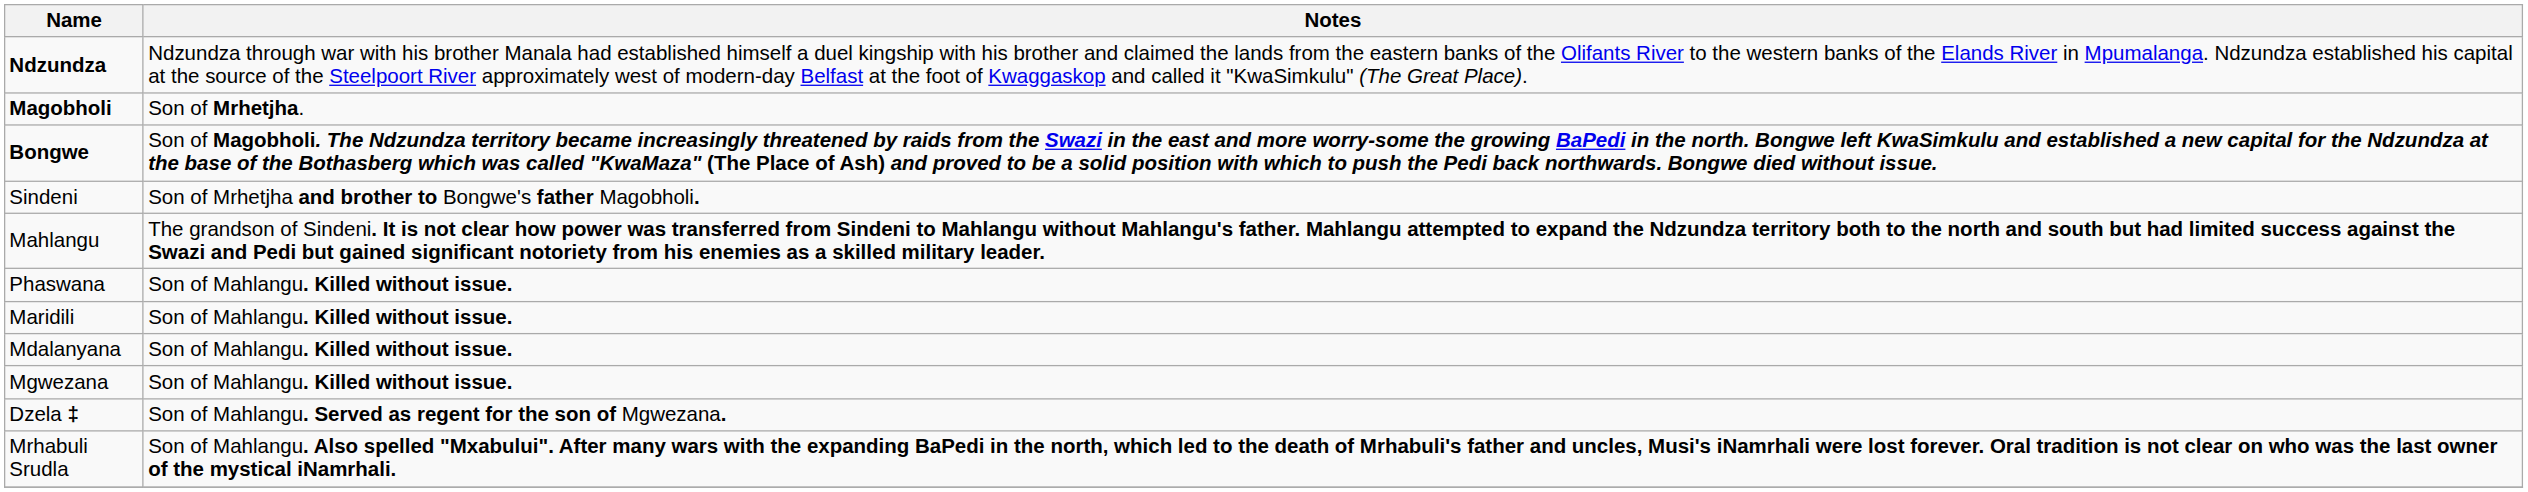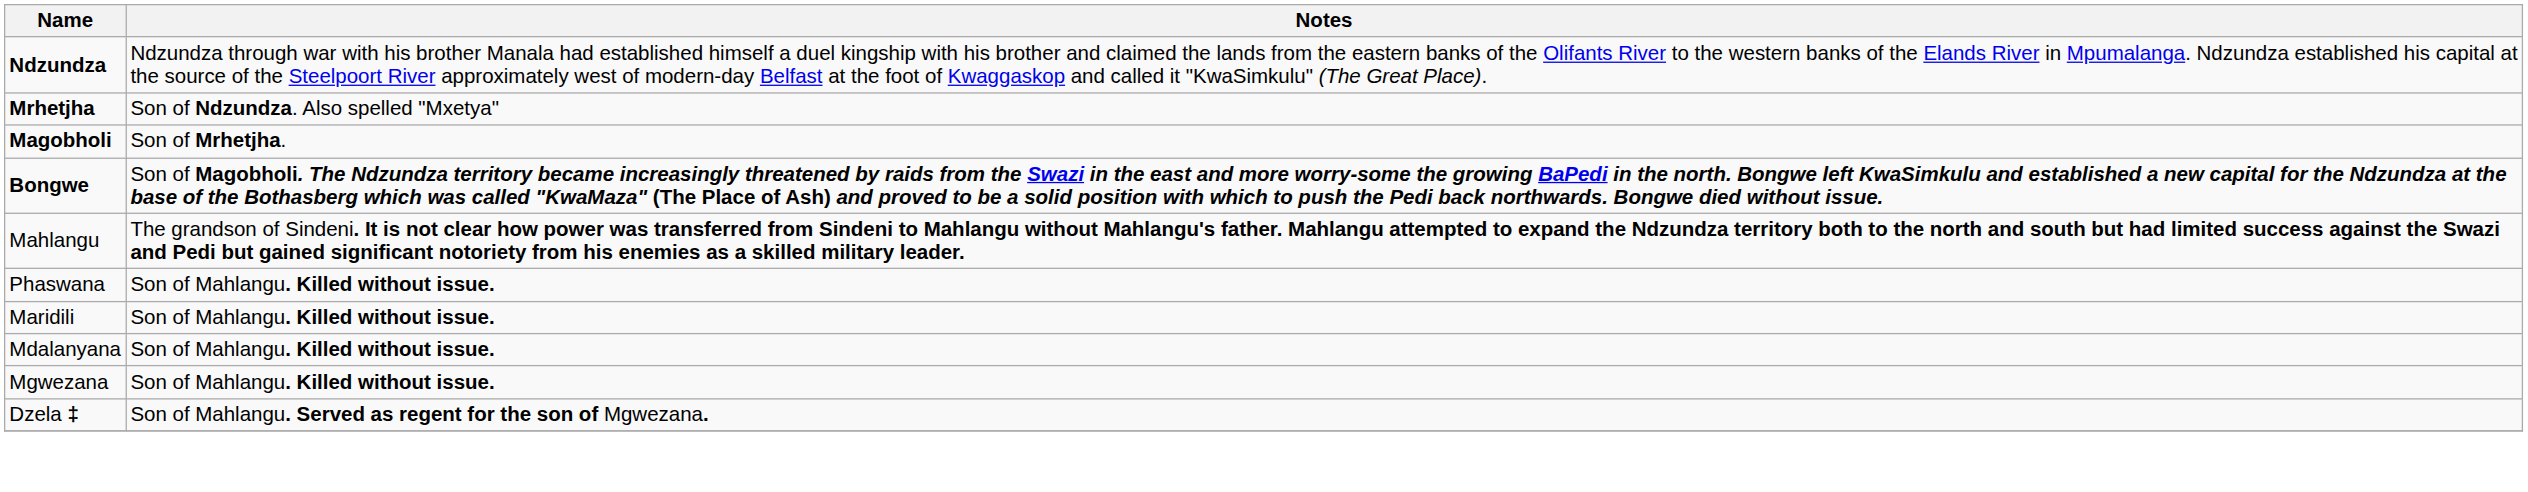+ row: (52, 108)
- row: (44, 196)
- row: (49, 458)
